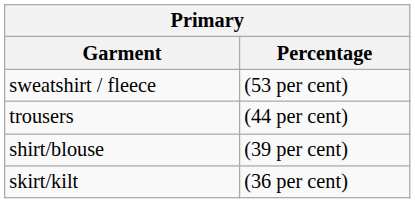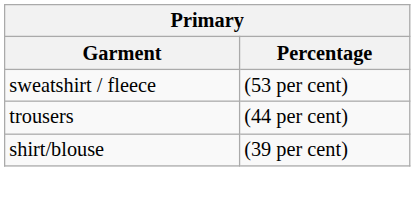- row: (44, 181)
